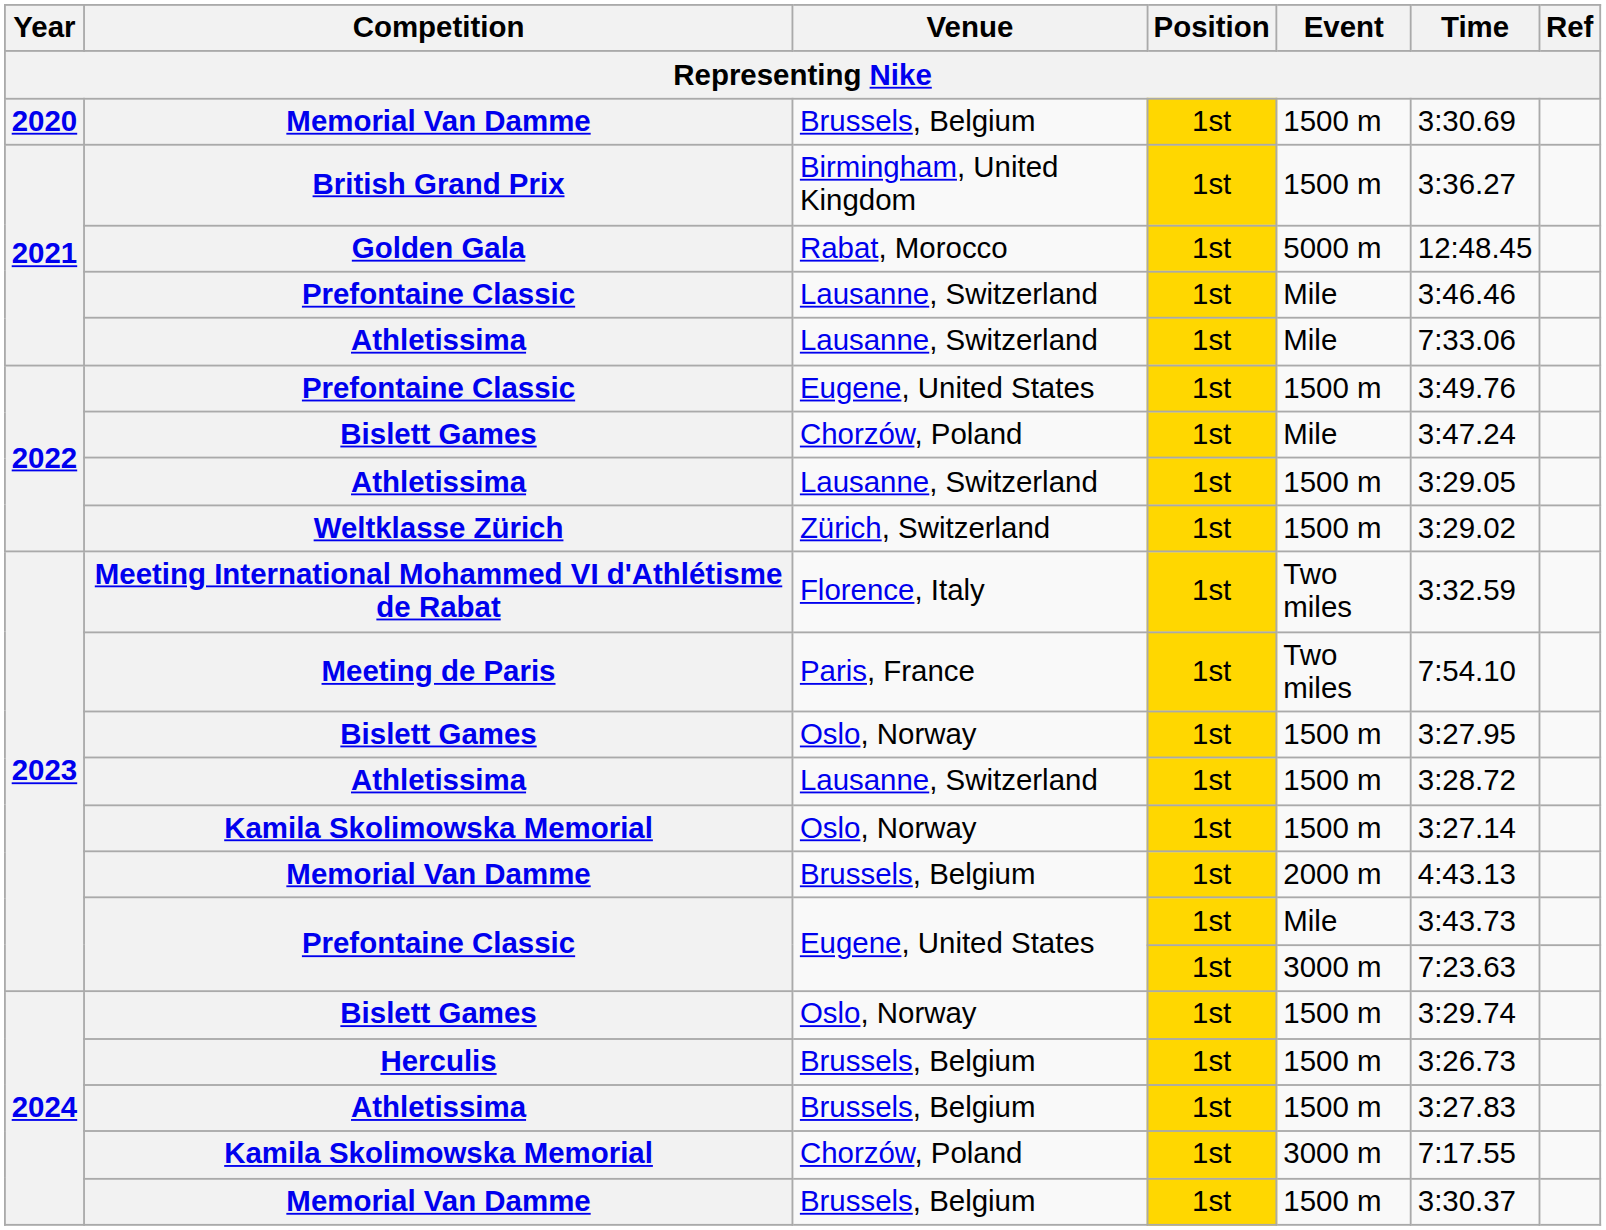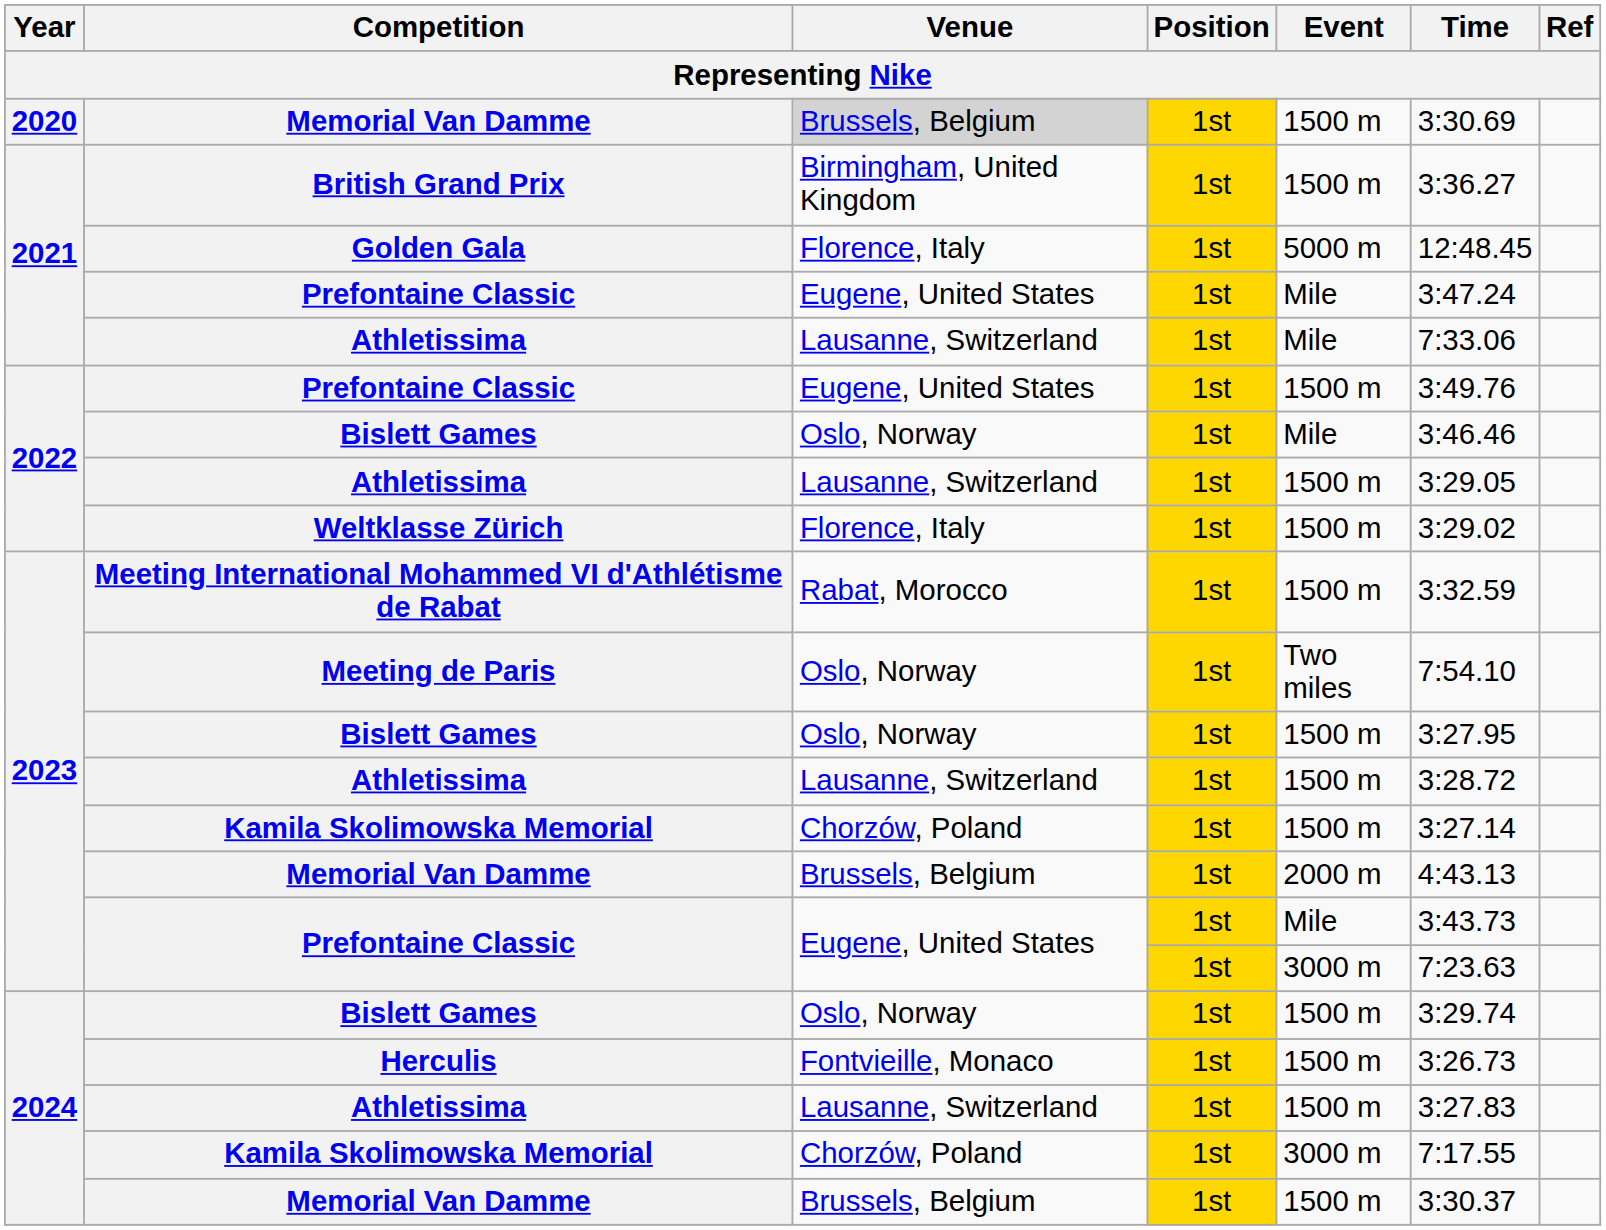(918, 121) no background -> (918, 121) lightgrey background
(904, 247) Rabat, Morocco -> (892, 247) Florence, Italy
(949, 294) Lausanne, Switzerland -> (947, 294) Eugene, United States
(1467, 294) 3:46.46 -> (1467, 294) 3:47.24
(911, 434) Chorzów, Poland -> (888, 434) Oslo, Norway
(1467, 434) 3:47.24 -> (1467, 434) 3:46.46
(925, 527) Zürich, Switzerland -> (892, 527) Florence, Italy
(892, 591) Florence, Italy -> (904, 591) Rabat, Morocco
(1318, 591) Two miles -> (1332, 591) 1500 m
(887, 670) Paris, France -> (888, 670) Oslo, Norway
(888, 827) Oslo, Norway -> (911, 827) Chorzów, Poland
(918, 1061) Brussels, Belgium -> (927, 1061) Fontvieille, Monaco
(918, 1107) Brussels, Belgium -> (949, 1107) Lausanne, Switzerland
